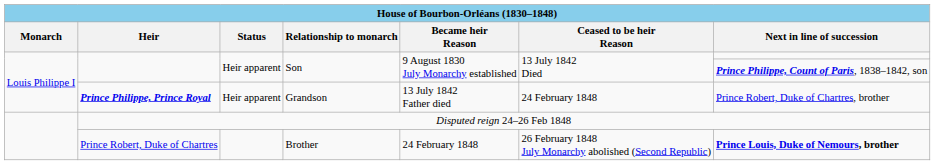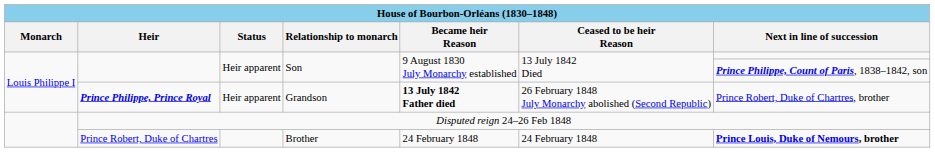(430, 97) normal -> (431, 97) bold
(559, 97) 24 February 1848 -> (616, 97) 26 February 1848 July Monarchy abolished (Second Republic)
(616, 145) 26 February 1848 July Monarchy abolished (Second Republic) -> (559, 138) 24 February 1848
